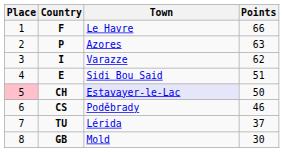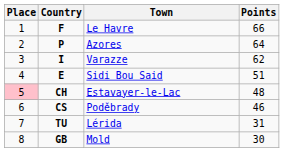(259, 44) 63 -> (259, 44) 64
(133, 92) lavender background -> (133, 92) no background
(259, 92) 50 -> (259, 92) 48
(259, 124) 37 -> (259, 124) 31
